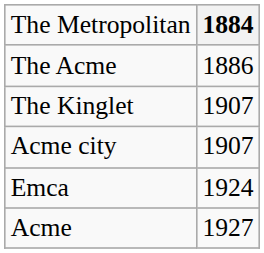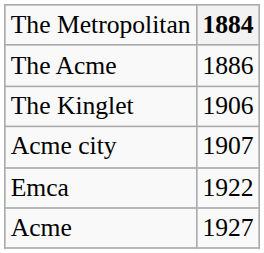(228, 106) 1907 -> (228, 106) 1906
(228, 187) 1924 -> (228, 187) 1922
